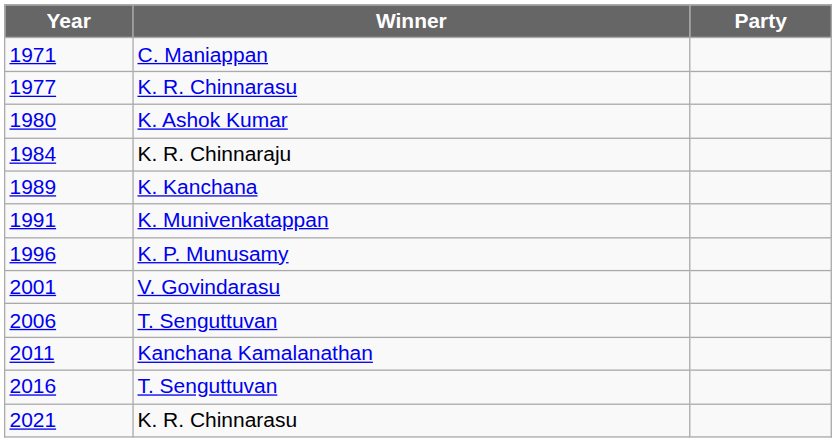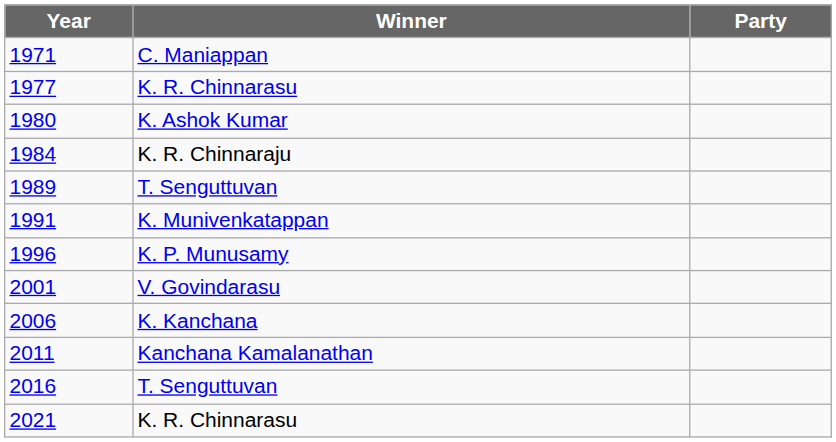(198, 187) K. Kanchana -> (207, 187) T. Senguttuvan
(207, 320) T. Senguttuvan -> (198, 320) K. Kanchana
